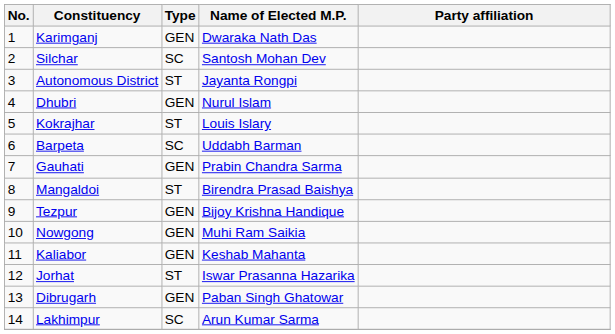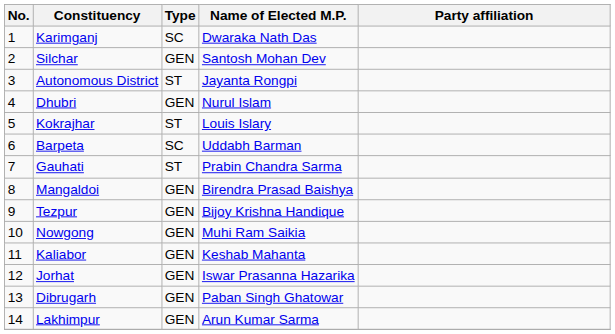(179, 37) GEN -> (174, 37) SC
(174, 59) SC -> (179, 59) GEN
(179, 167) GEN -> (173, 167) ST
(173, 189) ST -> (179, 189) GEN
(173, 275) ST -> (179, 275) GEN
(174, 319) SC -> (179, 319) GEN
